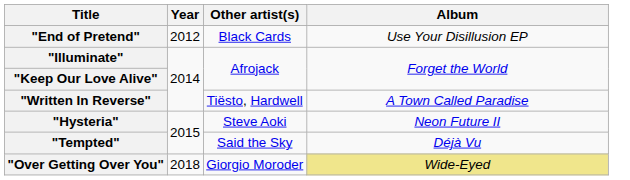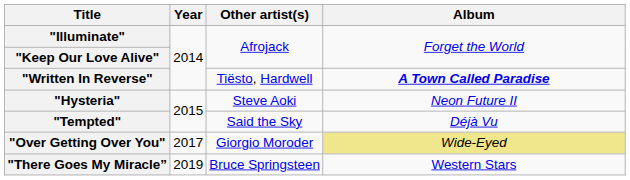- row: (86, 36)
(457, 100) normal -> (474, 79) bold
(185, 164) 2018 -> (188, 143) 2017
+ row: (87, 164)
